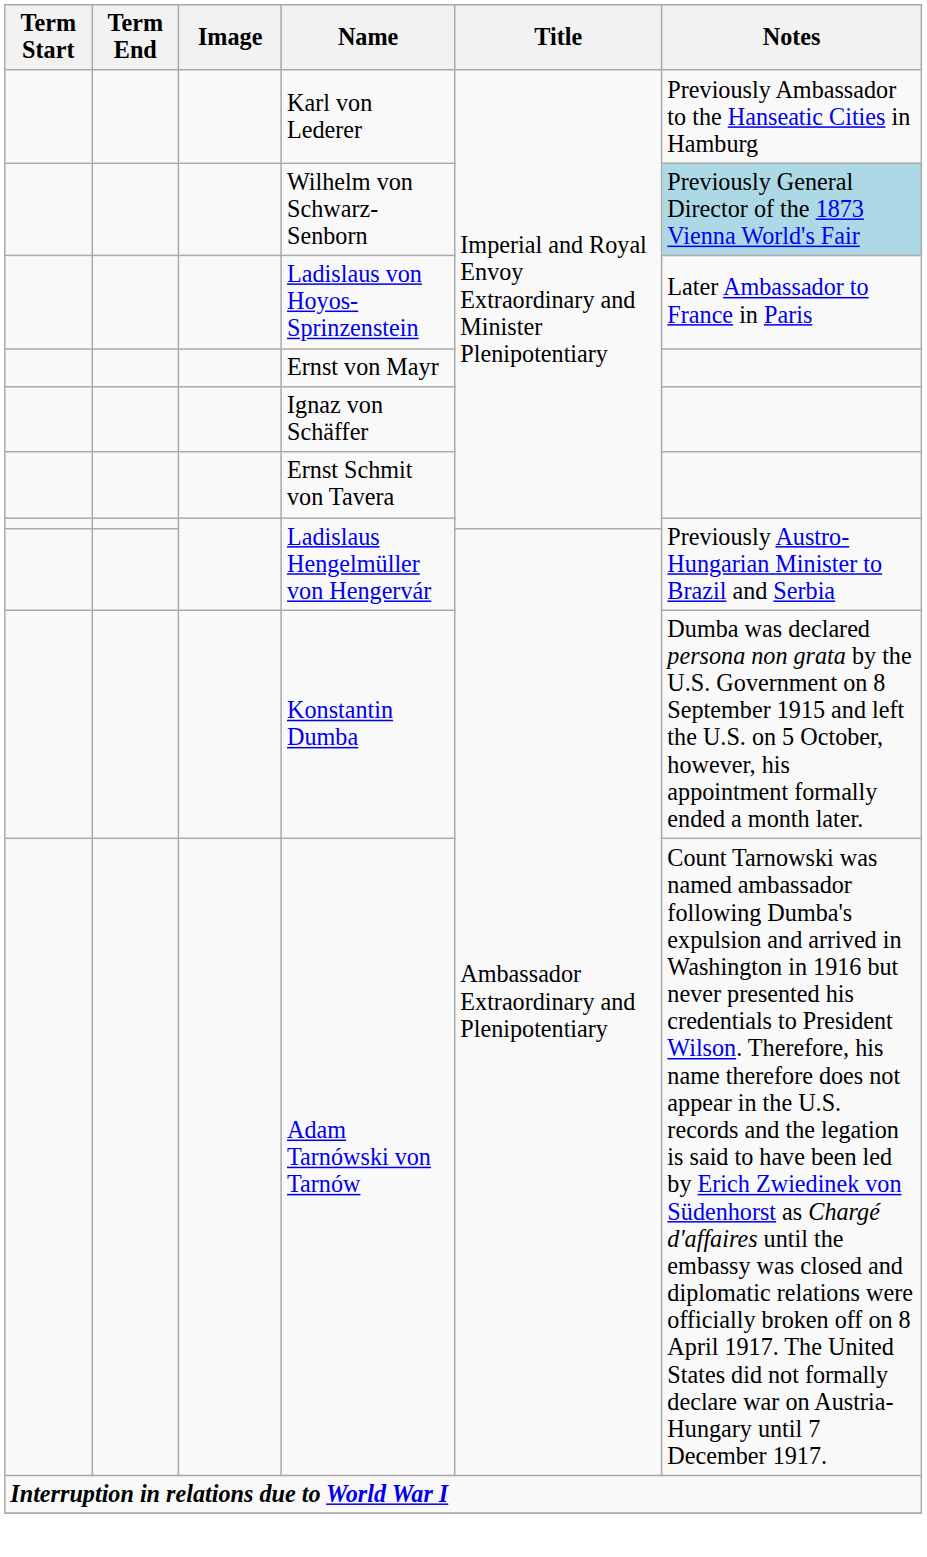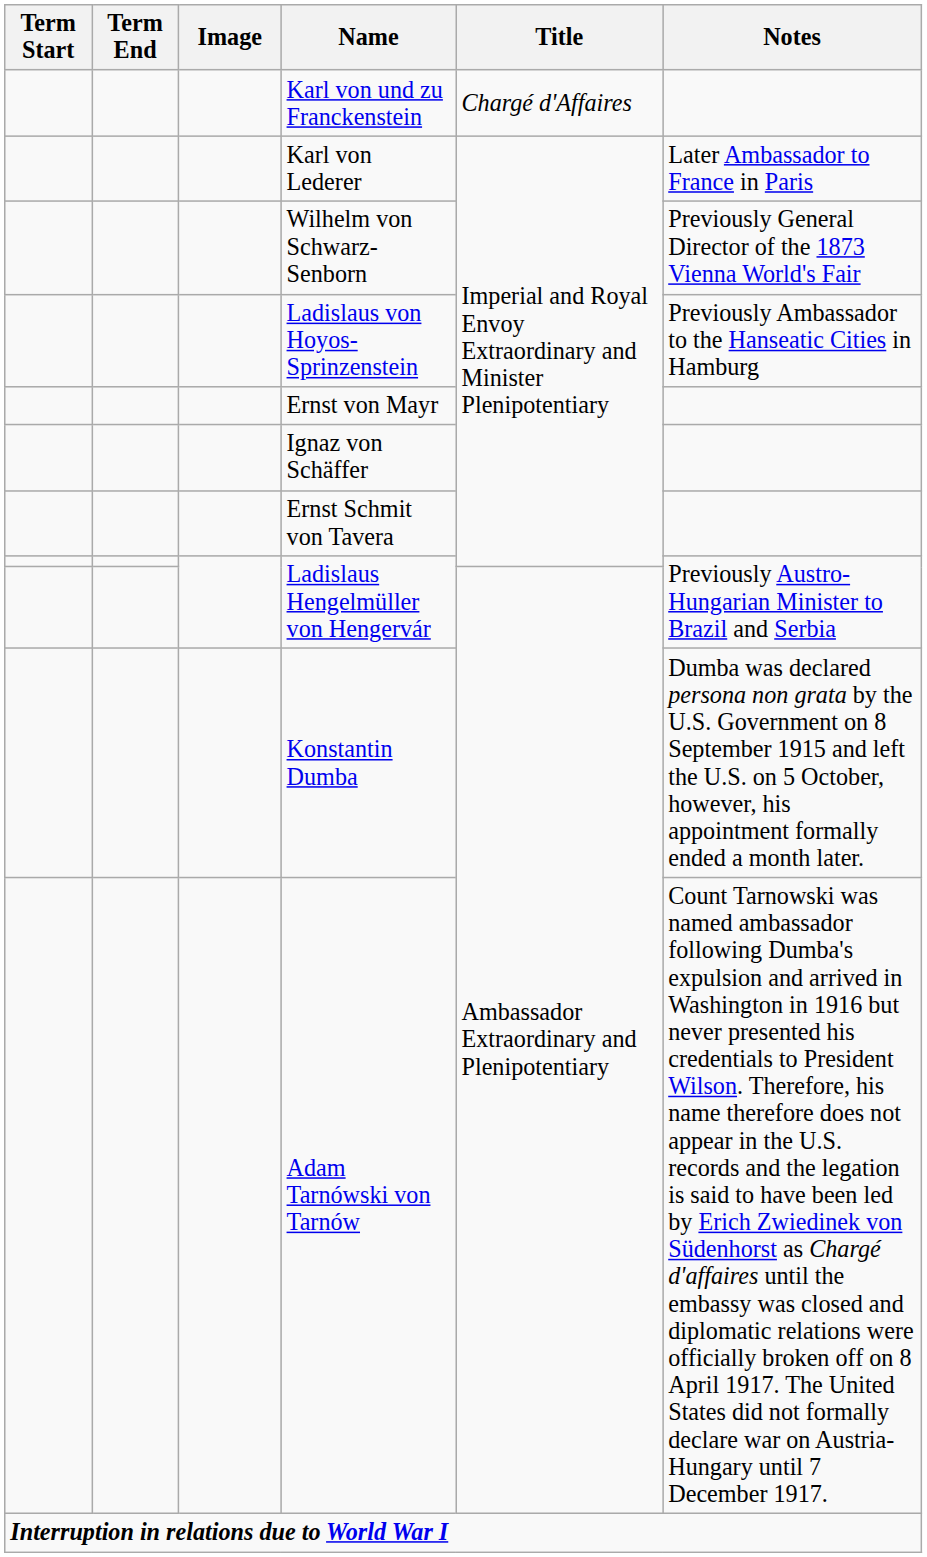+ row: (48, 103)
(789, 116) Previously Ambassador to the Hanseatic Cities in Hamburg -> (769, 168) Later Ambassador to France in Paris
(766, 209) lightblue background -> (767, 247) no background
(768, 301) Later Ambassador to France in Paris -> (790, 340) Previously Ambassador to the Hanseatic Cities in Hamburg
